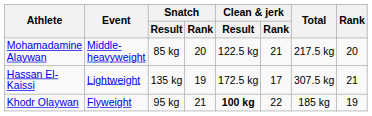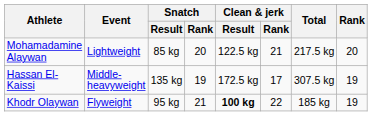(116, 52) Middle-heavyweight -> (114, 52) Lightweight
(114, 80) Lightweight -> (116, 80) Middle-heavyweight
(352, 80) 21 -> (352, 80) 19
